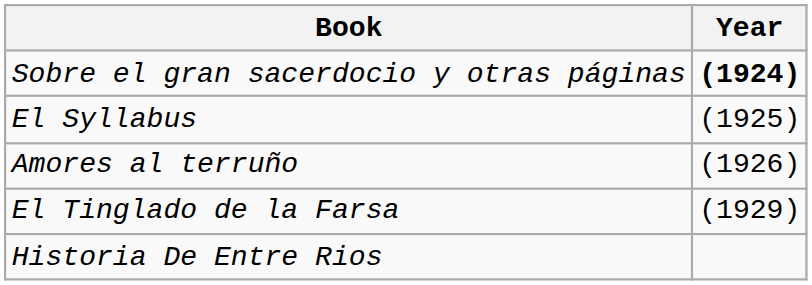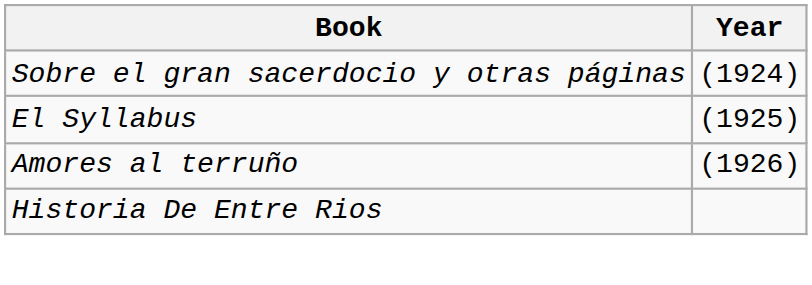(750, 74) bold -> (750, 74) normal
- row: (206, 211)
